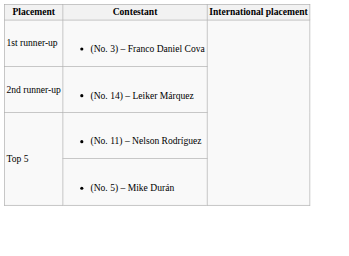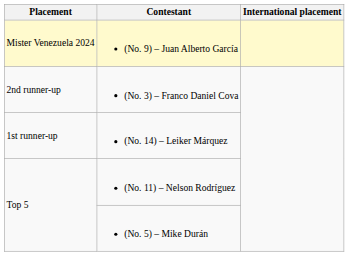+ row: (169, 49)
(32, 43) 1st runner-up -> (34, 89) 2nd runner-up
(34, 89) 2nd runner-up -> (32, 136) 1st runner-up
